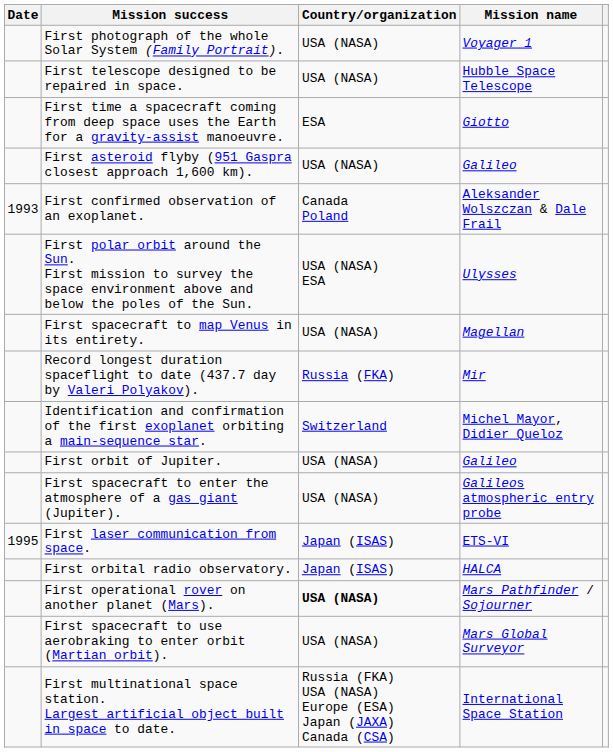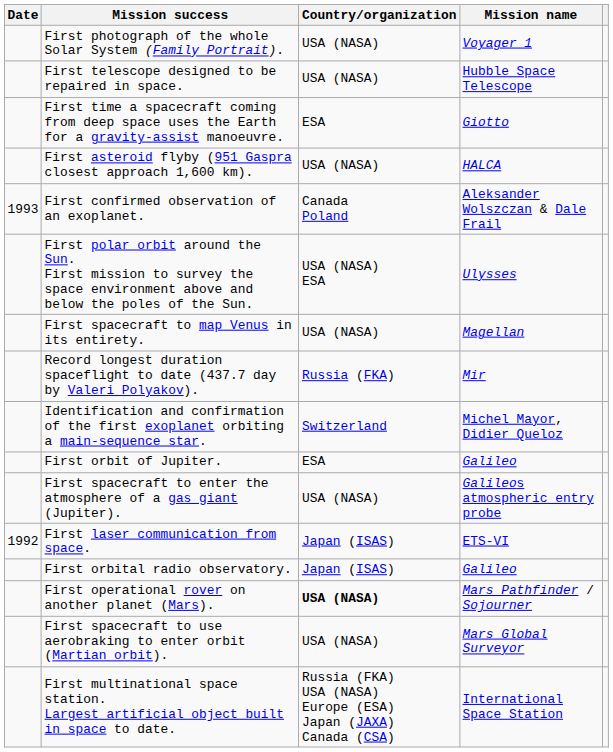(490, 166) Galileo -> (482, 166) HALCA
(341, 462) USA (NASA) -> (314, 462) ESA
(23, 541) 1995 -> (23, 541) 1992
(482, 570) HALCA -> (490, 570) Galileo
